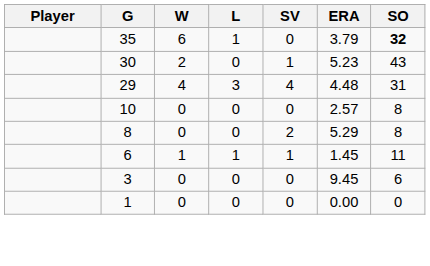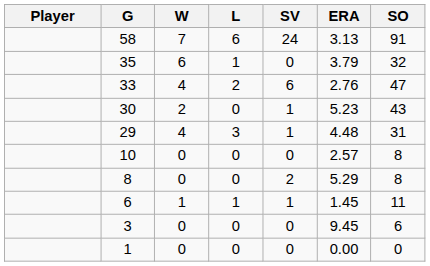+ row: (128, 39)
(398, 39) bold -> (398, 62) normal
+ row: (128, 86)
(290, 86) 4 -> (290, 132) 1
